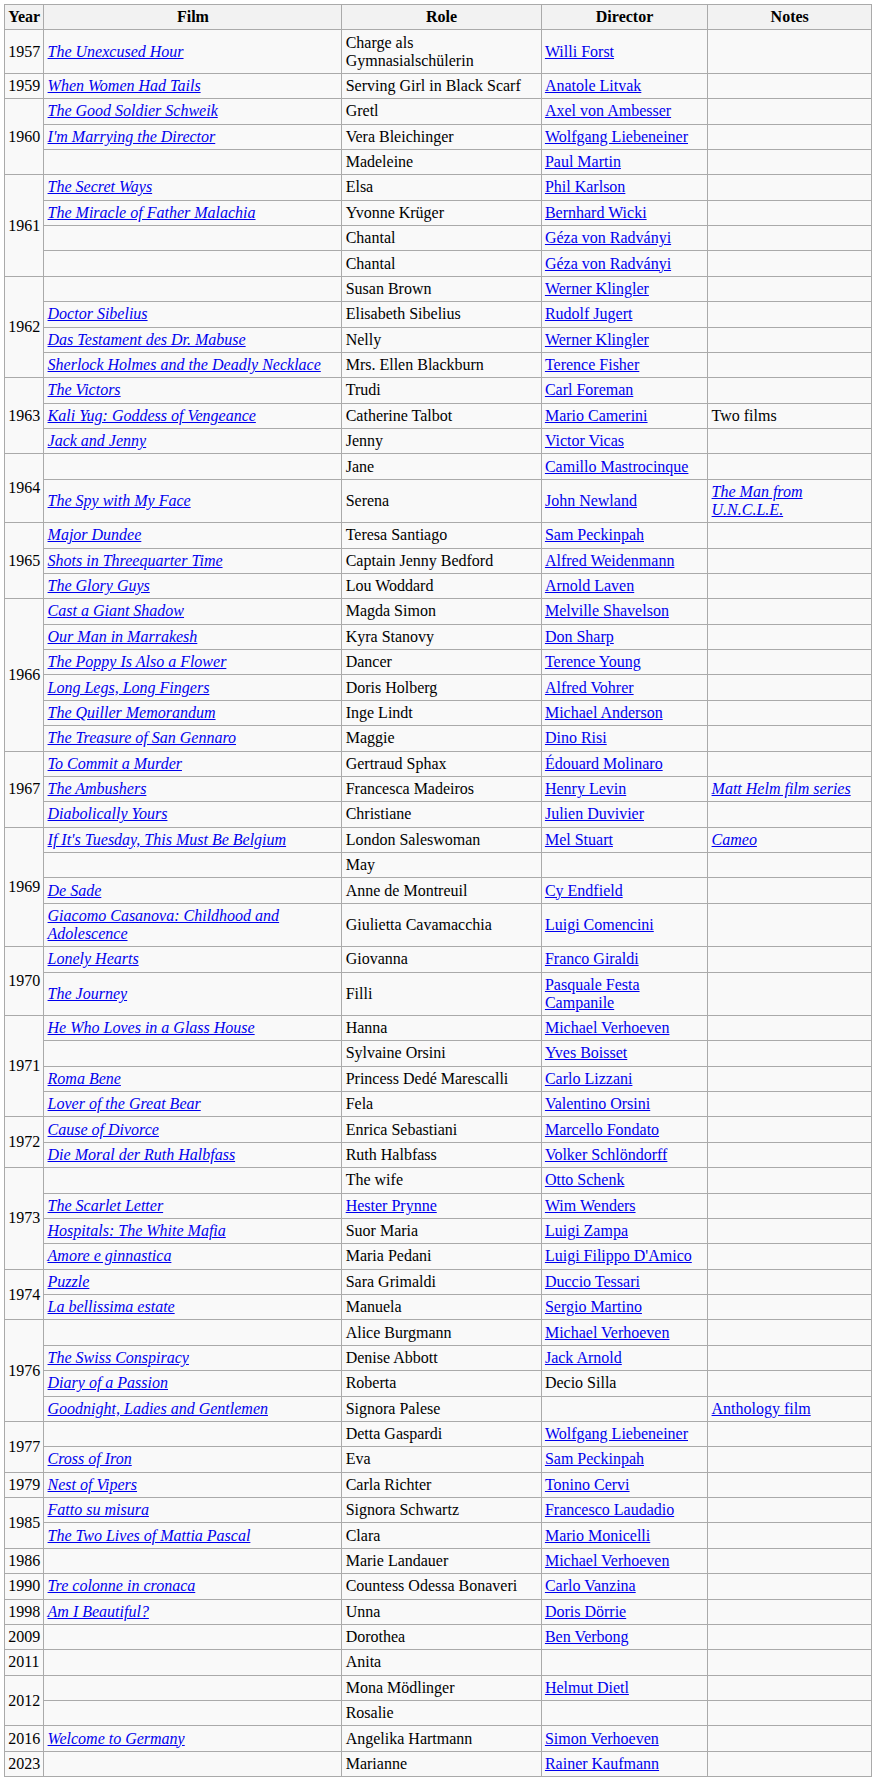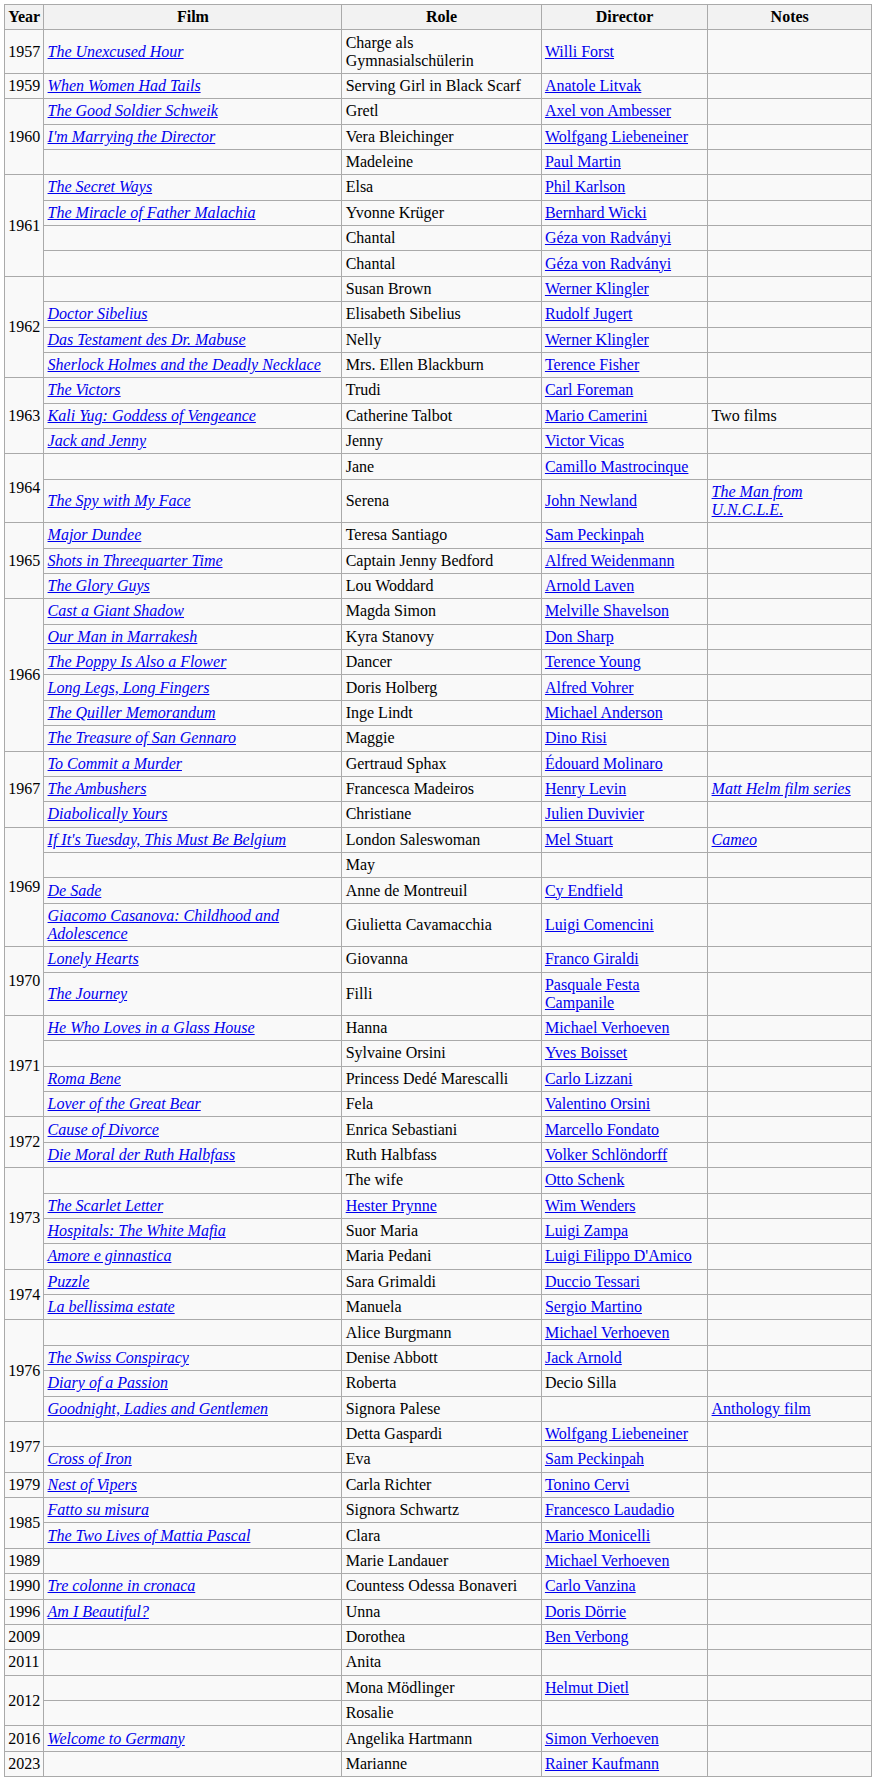(24, 1560) 1986 -> (24, 1560) 1989
(24, 1611) 1998 -> (24, 1611) 1996
